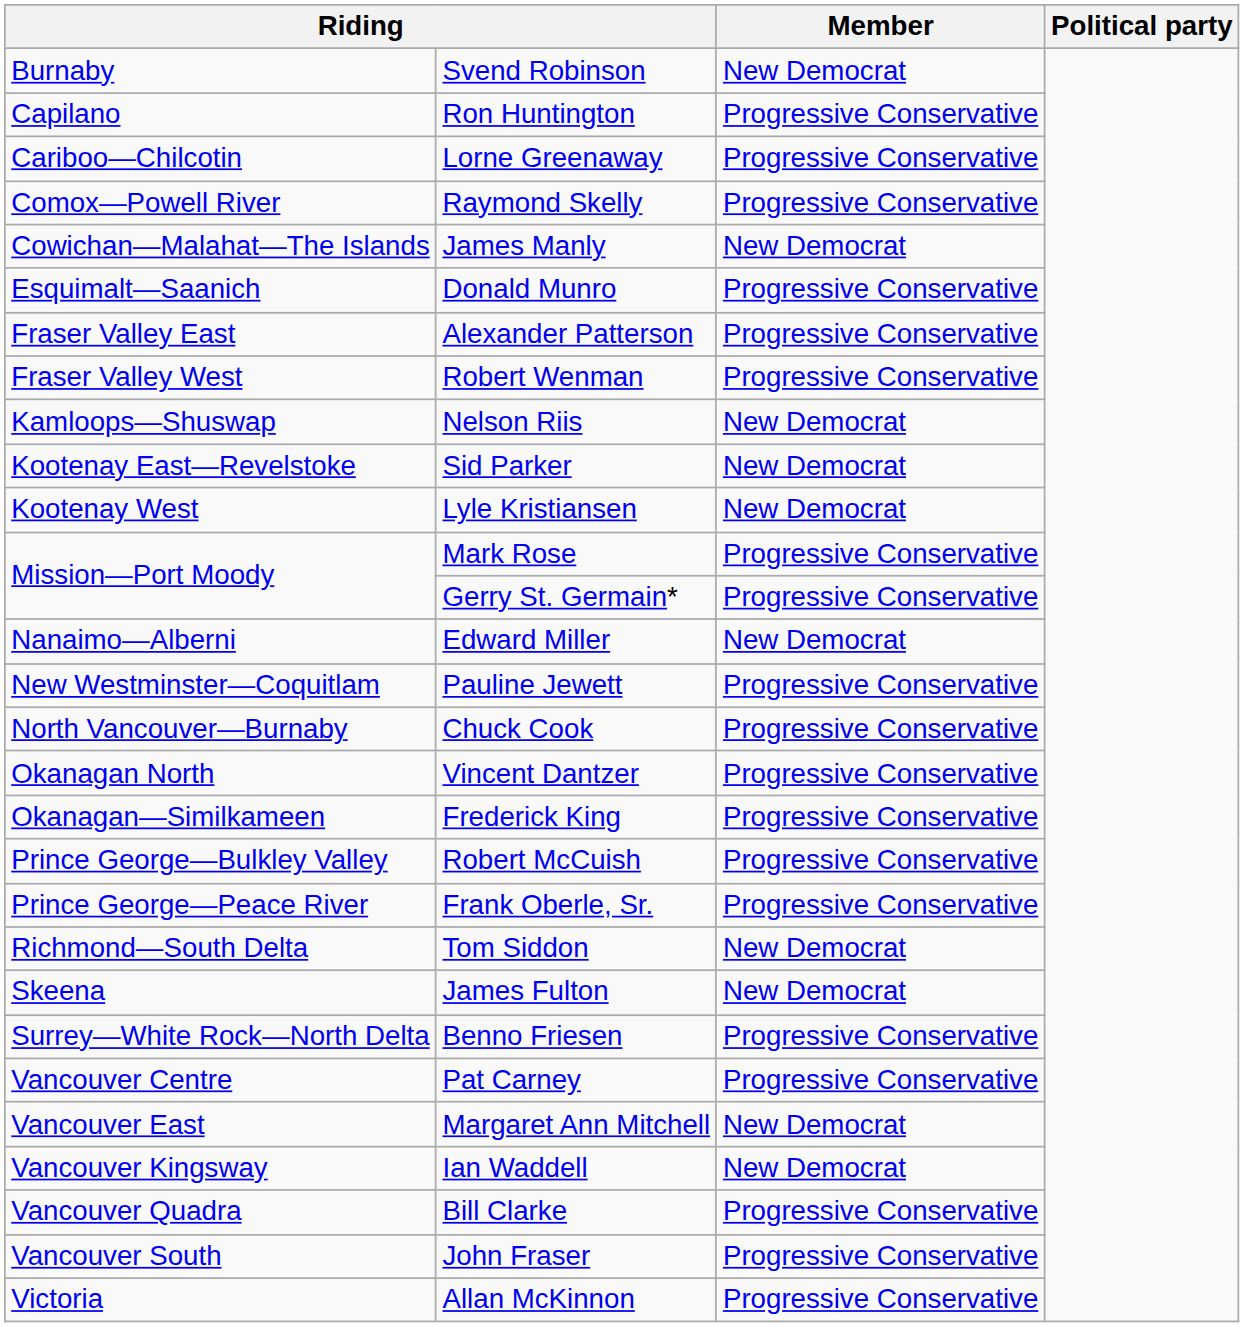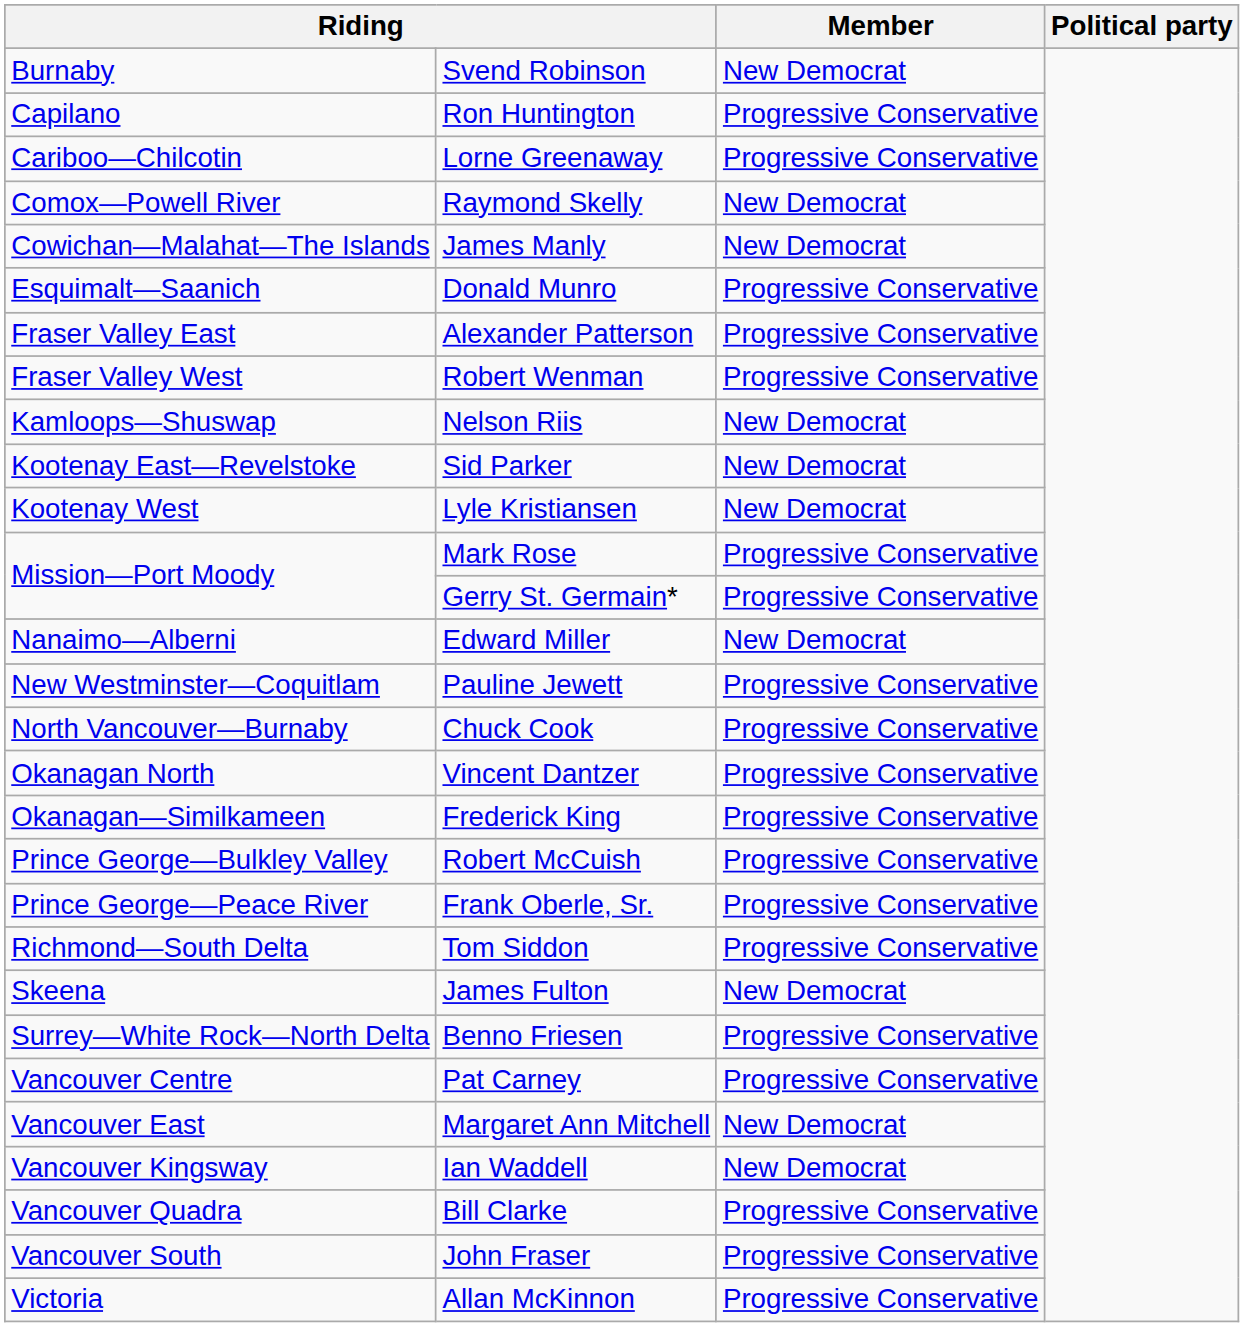(881, 202) Progressive Conservative -> (814, 202) New Democrat
(814, 948) New Democrat -> (881, 948) Progressive Conservative
